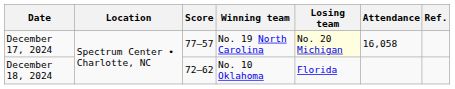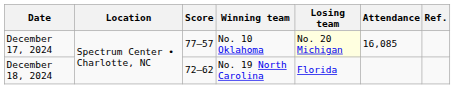(252, 44) No. 19 North Carolina -> (241, 44) No. 10 Oklahoma
(380, 44) 16,058 -> (380, 44) 16,085
(241, 70) No. 10 Oklahoma -> (252, 70) No. 19 North Carolina
